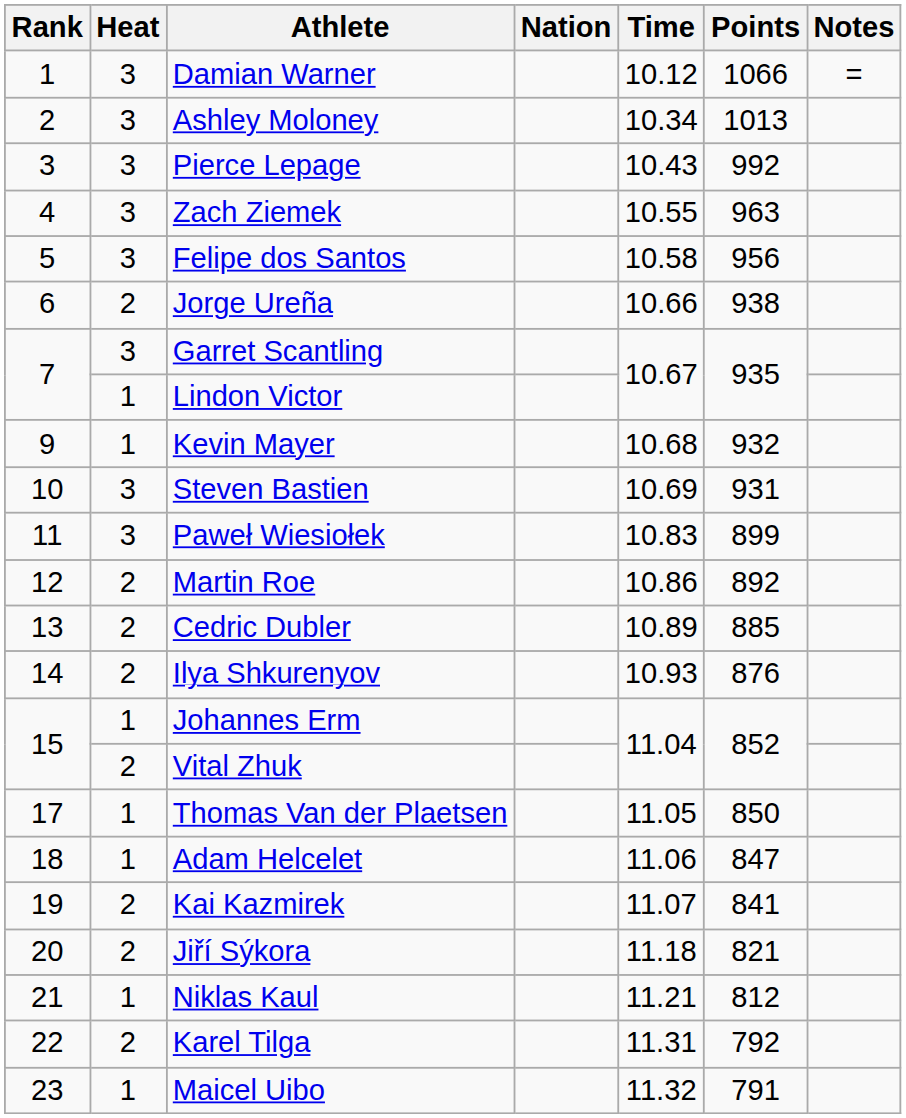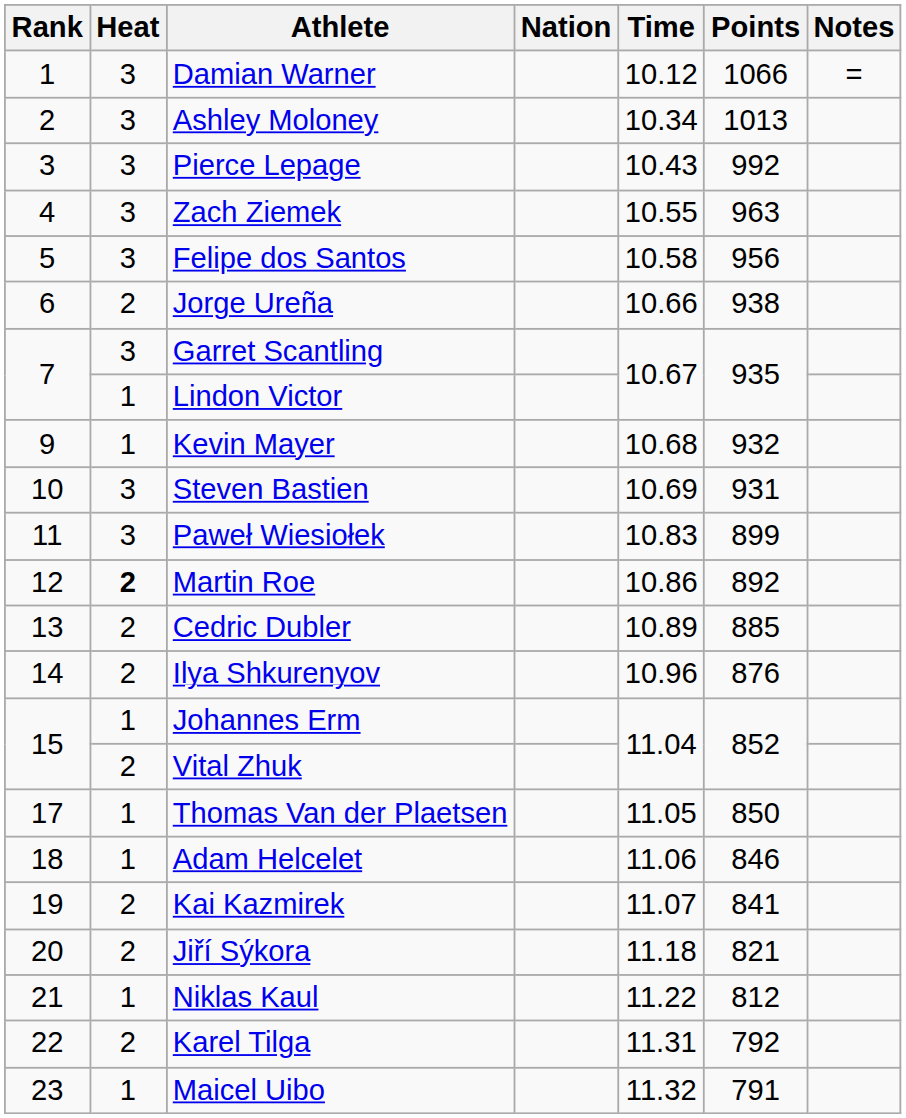(128, 581) normal -> (128, 581) bold
(661, 674) 10.93 -> (661, 674) 10.96
(756, 858) 847 -> (756, 858) 846
(661, 997) 11.21 -> (661, 997) 11.22
